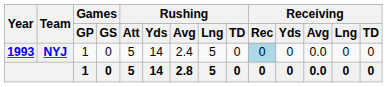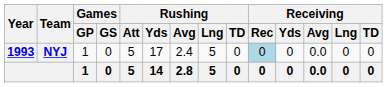(156, 52) 14 -> (156, 52) 17
